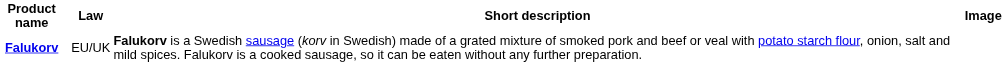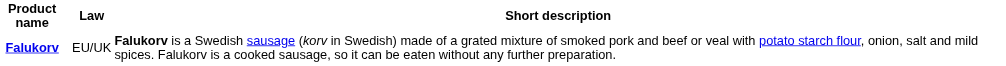- column: (983, 15)
